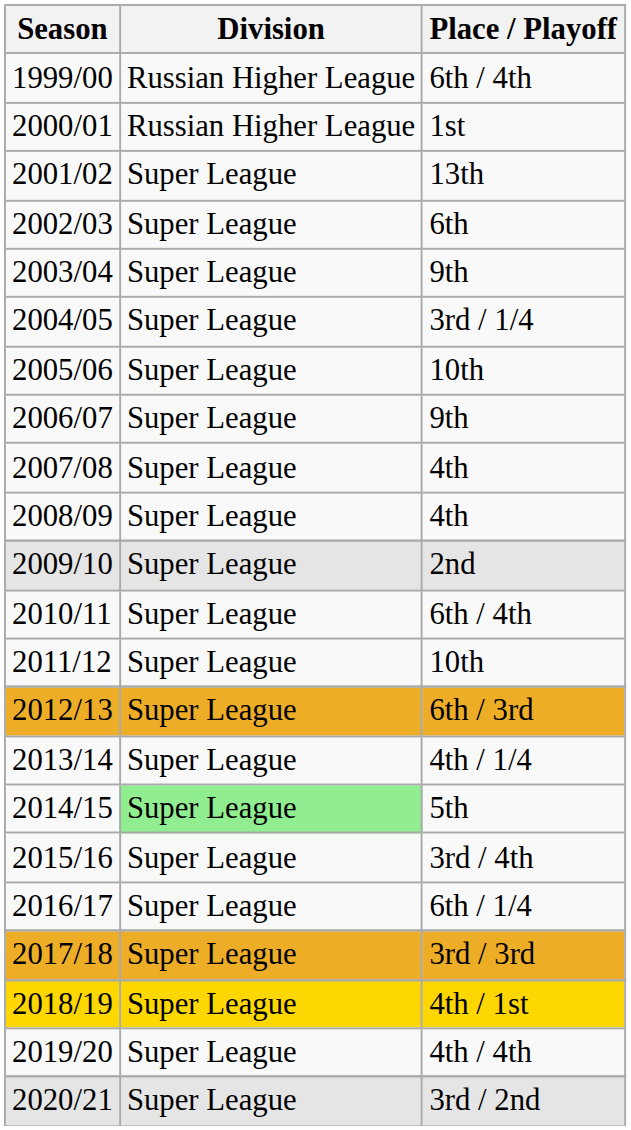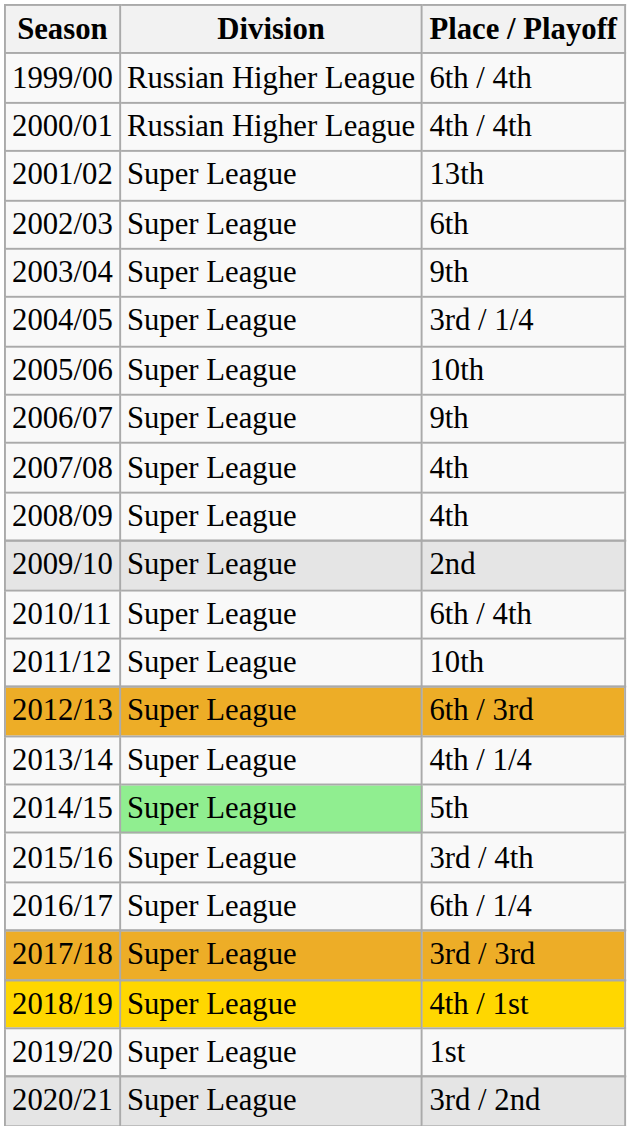(447, 126) 1st -> (481, 126) 4th / 4th
(481, 1051) 4th / 4th -> (447, 1051) 1st
